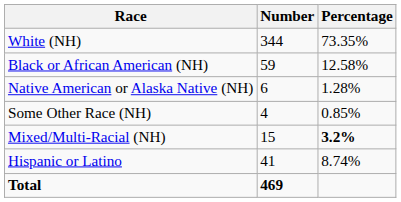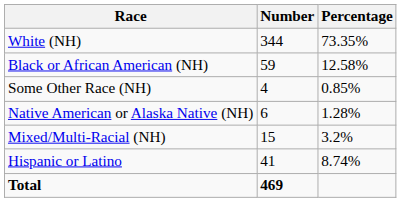rows swapped: (131, 88) <-> (80, 112)
(338, 137) bold -> (337, 137) normal
